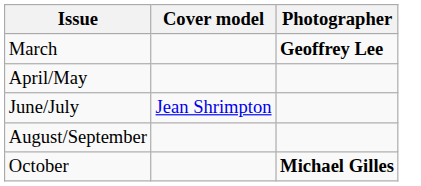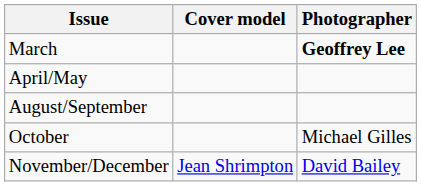- row: (44, 107)
(337, 166) bold -> (357, 136) normal
+ row: (89, 166)
